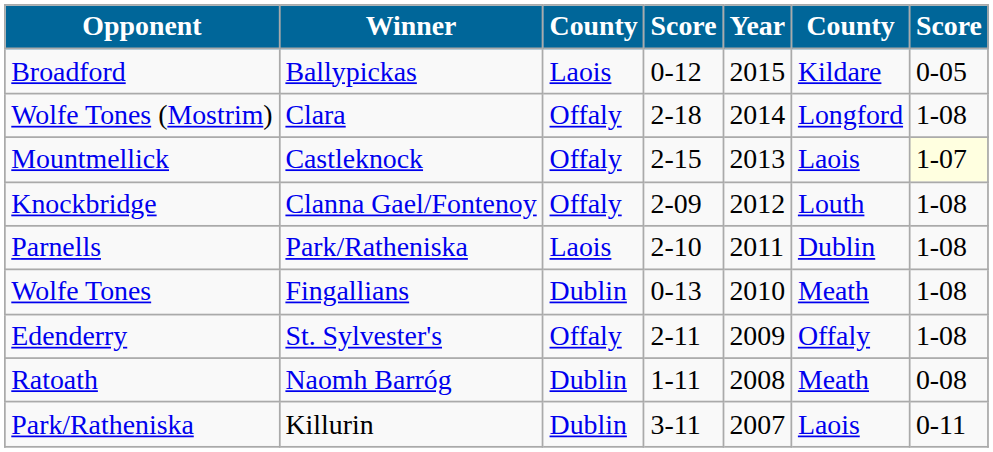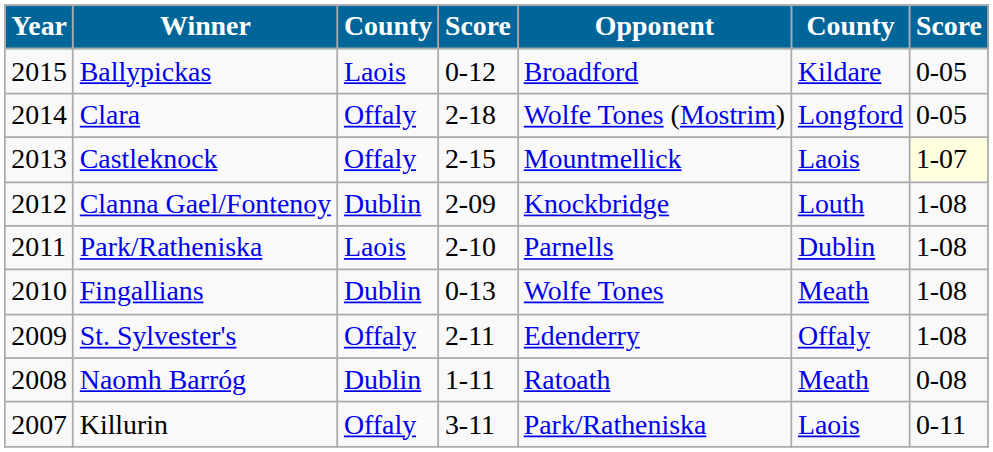columns swapped: (757, 26) <-> (142, 26)
(941, 114) 1-08 -> (941, 114) 0-05
(586, 203) Offaly -> (383, 203) Dublin
(588, 423) Dublin -> (380, 423) Offaly
